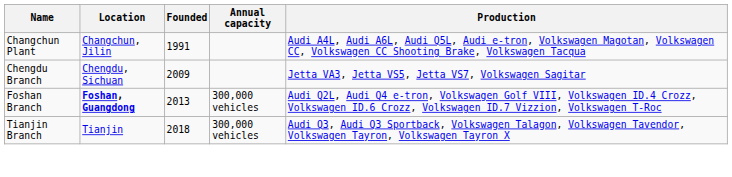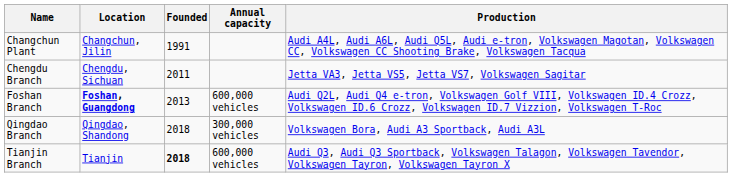(178, 74) 2009 -> (178, 74) 2011
(235, 102) 300,000 vehicles -> (235, 102) 600,000 vehicles
+ row: (27, 130)
(178, 130) normal -> (178, 158) bold
(235, 130) 300,000 vehicles -> (235, 158) 600,000 vehicles
